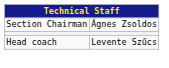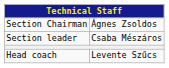+ row: (42, 39)
